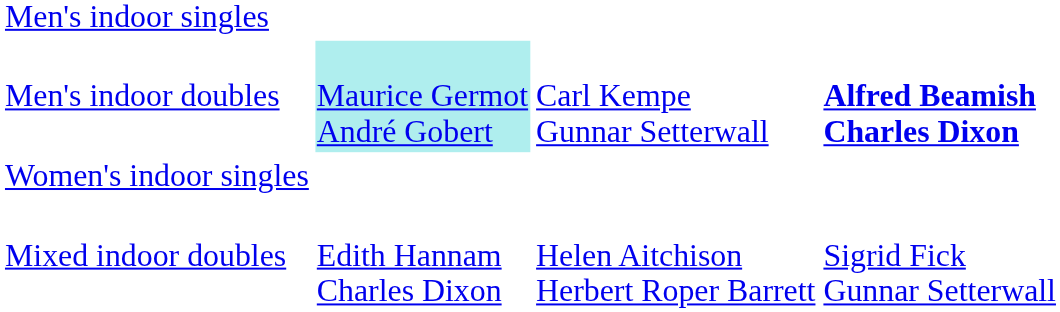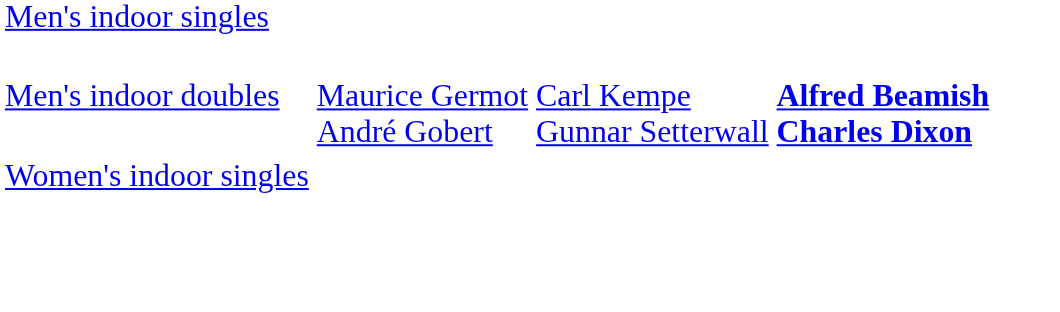(422, 113) paleturquoise background -> (422, 113) no background
- row: (146, 255)
